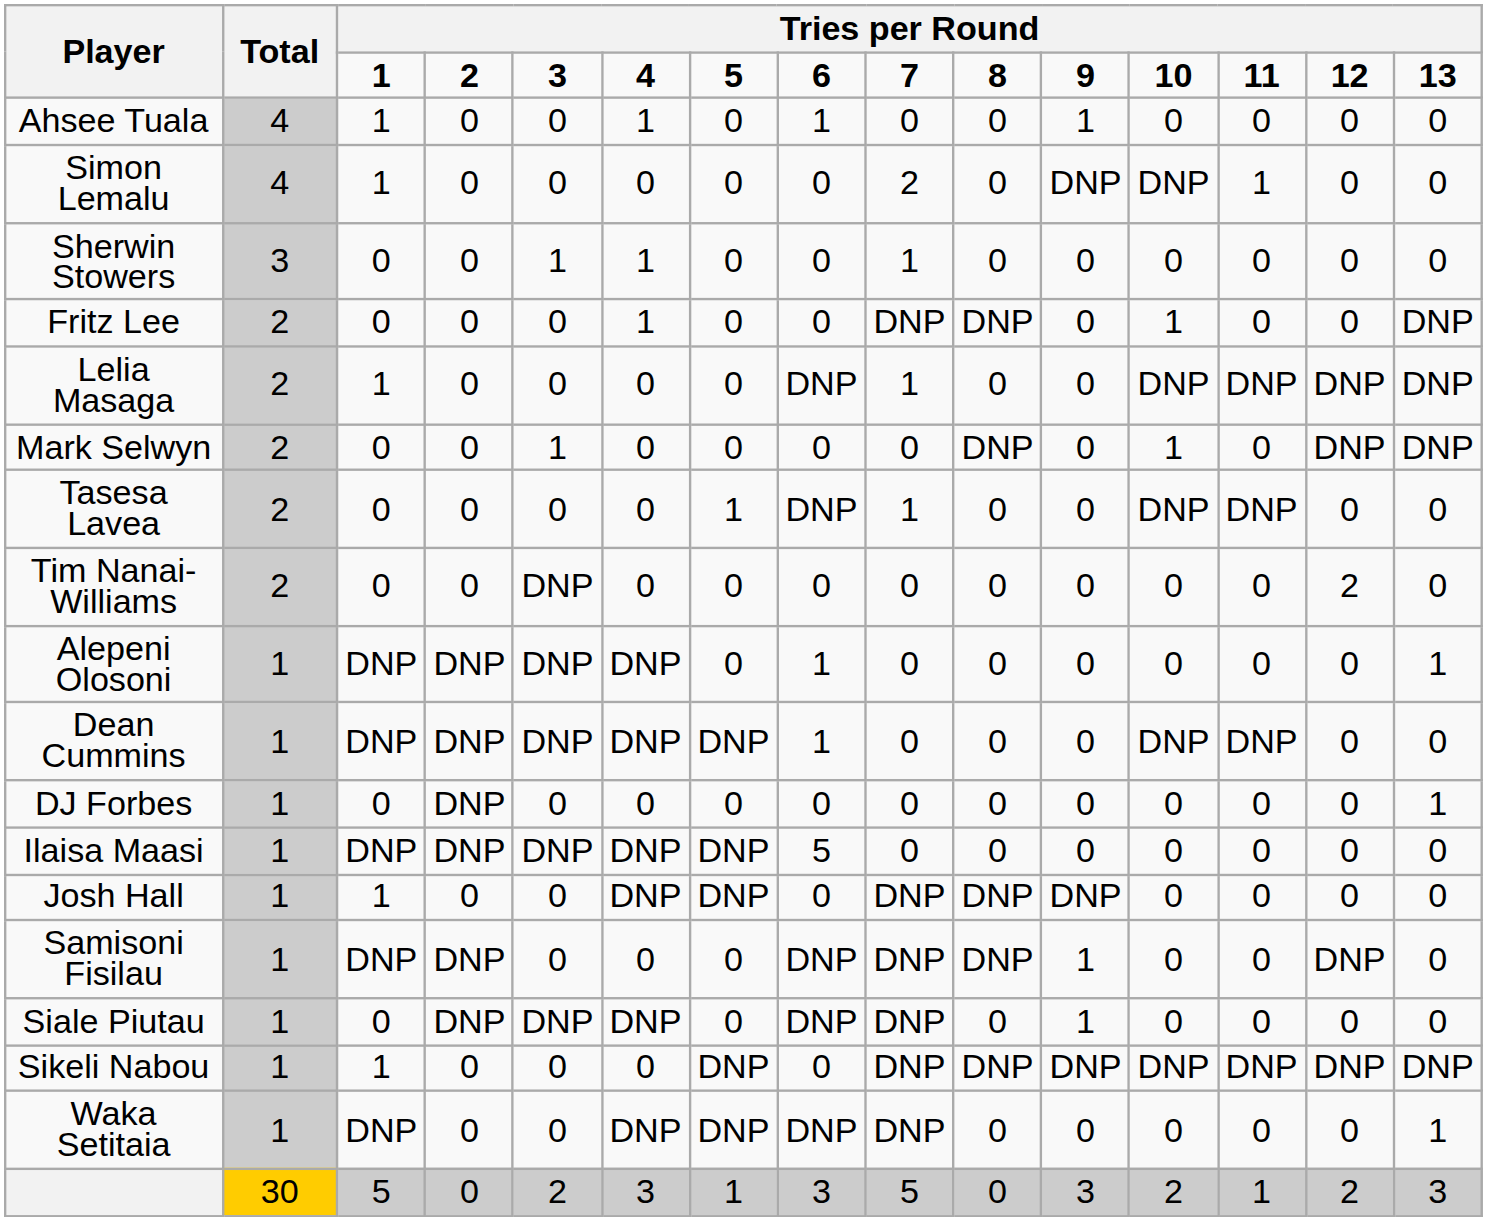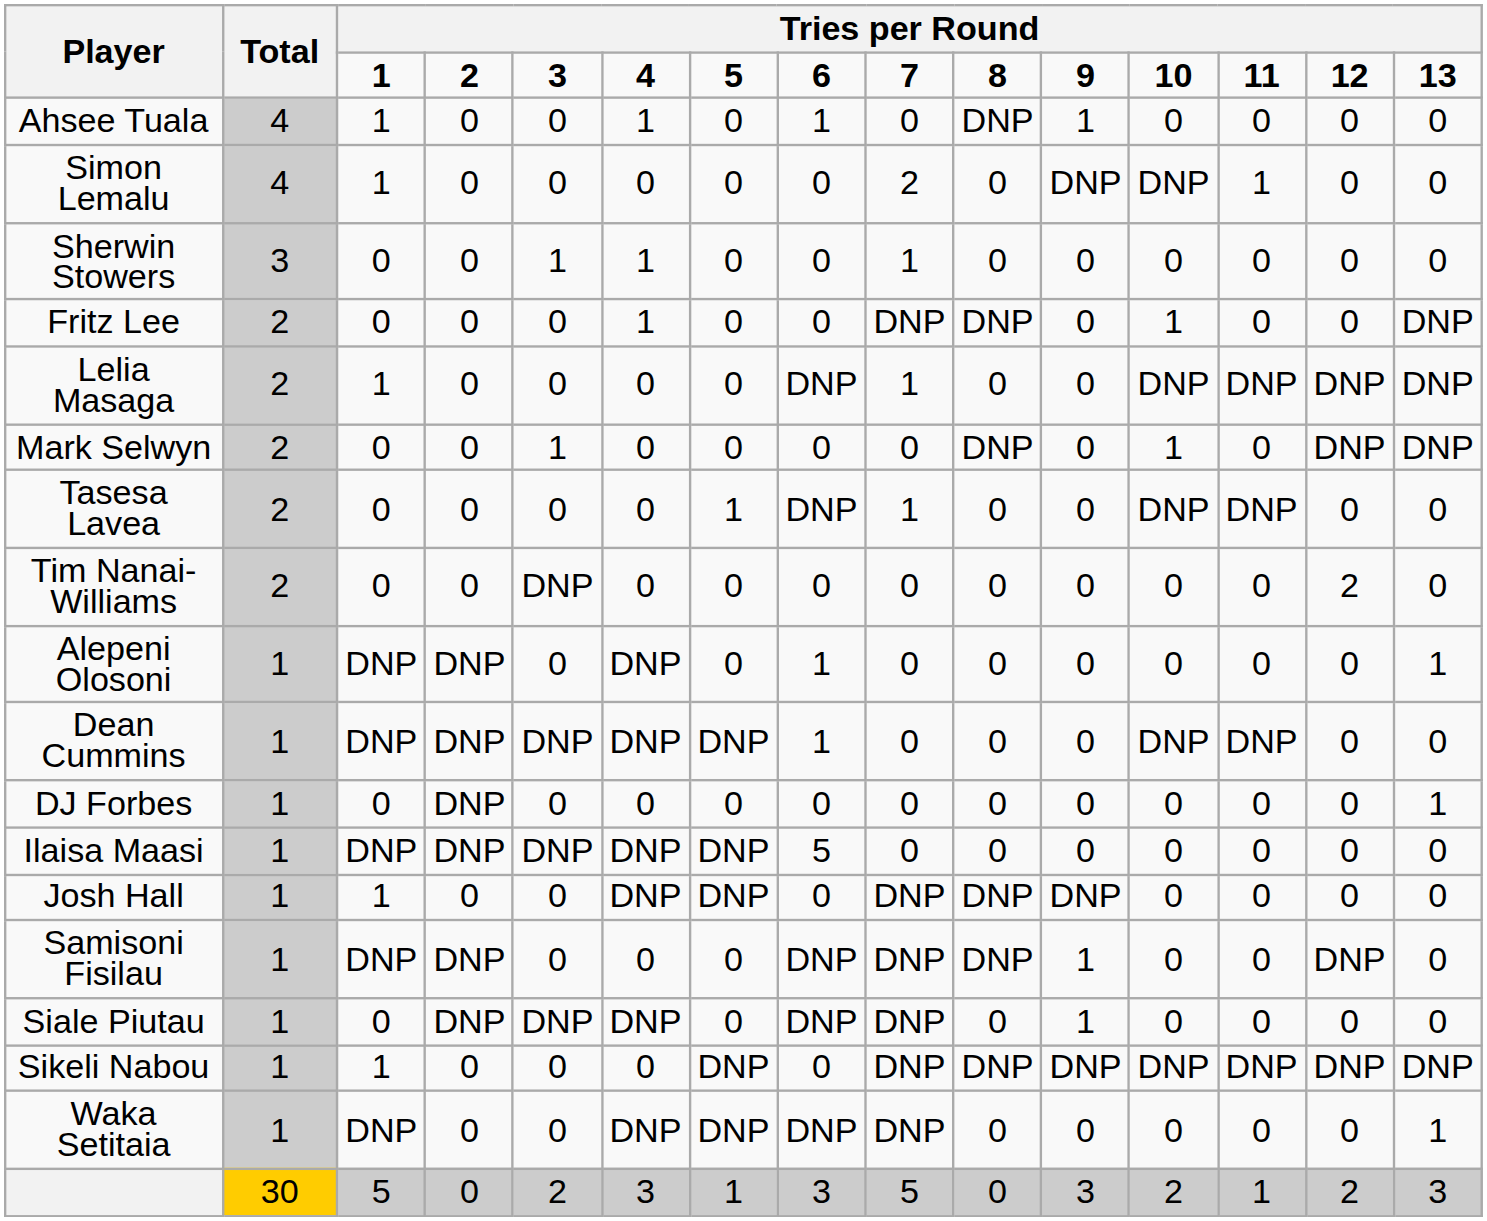(998, 121) 0 -> (998, 121) DNP
(557, 664) DNP -> (557, 664) 0
